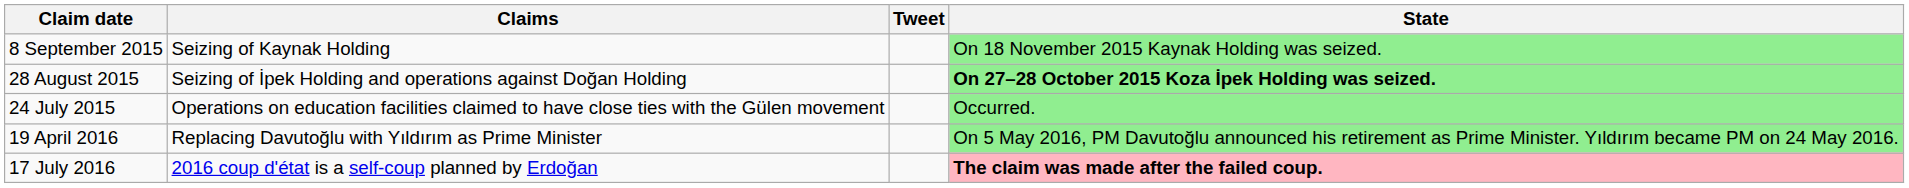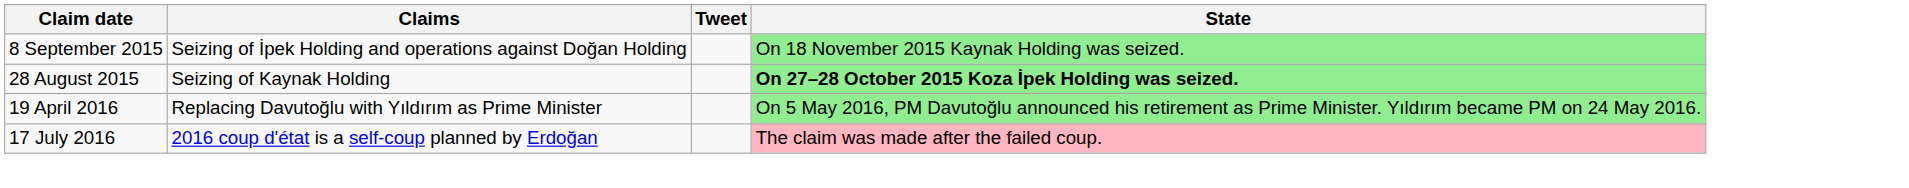(281, 49) Seizing of Kaynak Holding -> (429, 49) Seizing of İpek Holding and operations against Doğan Holding
(429, 78) Seizing of İpek Holding and operations against Doğan Holding -> (281, 78) Seizing of Kaynak Holding
- row: (62, 108)
(1138, 167) bold -> (929, 138) normal
